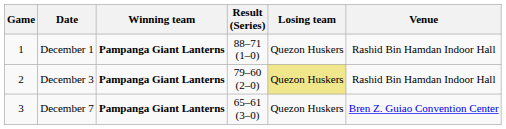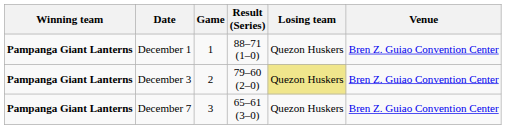columns swapped: (21, 19) <-> (162, 19)
(424, 49) Rashid Bin Hamdan Indoor Hall -> (424, 49) Bren Z. Guiao Convention Center
(424, 79) Rashid Bin Hamdan Indoor Hall -> (424, 79) Bren Z. Guiao Convention Center
